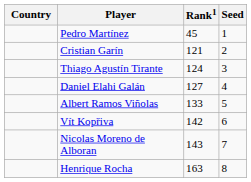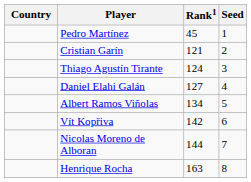(194, 103) 133 -> (194, 103) 134
(194, 145) 143 -> (194, 145) 144
